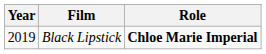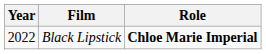(22, 37) 2019 -> (22, 37) 2022
